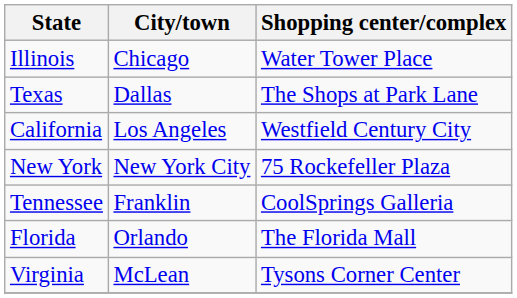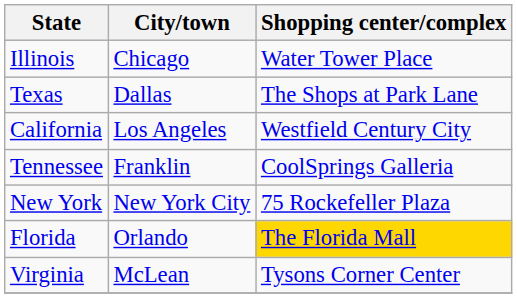rows swapped: (56, 202) <-> (56, 166)
(339, 238) no background -> (339, 238) gold background
